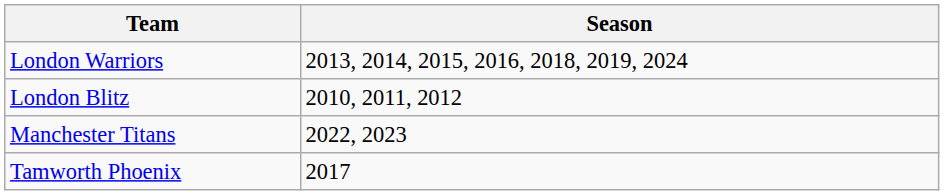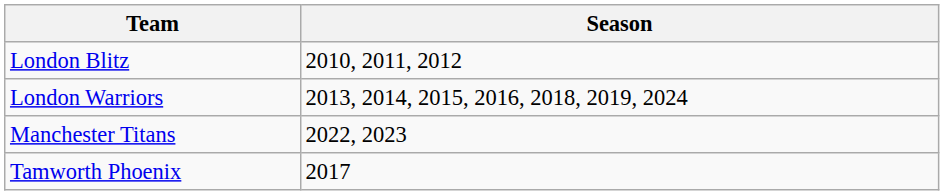rows swapped: (87, 60) <-> (70, 97)
